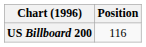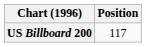(118, 32) 116 -> (118, 32) 117
